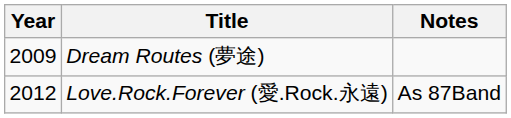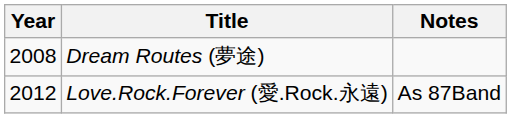(33, 56) 2009 -> (33, 56) 2008
